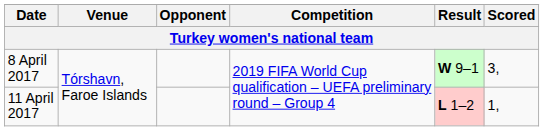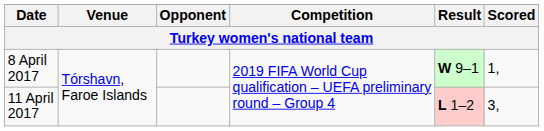(493, 68) 3, -> (493, 68) 1,
(493, 106) 1, -> (493, 106) 3,
